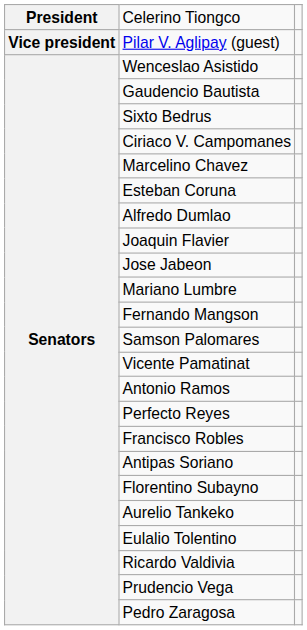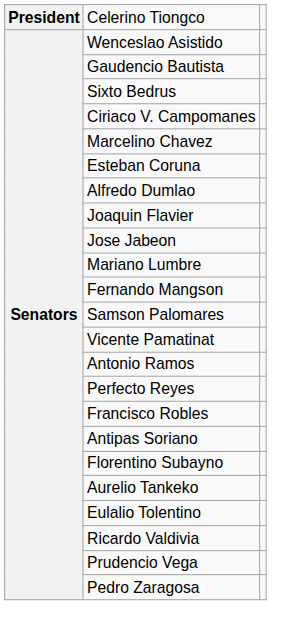- row: (201, 42)
